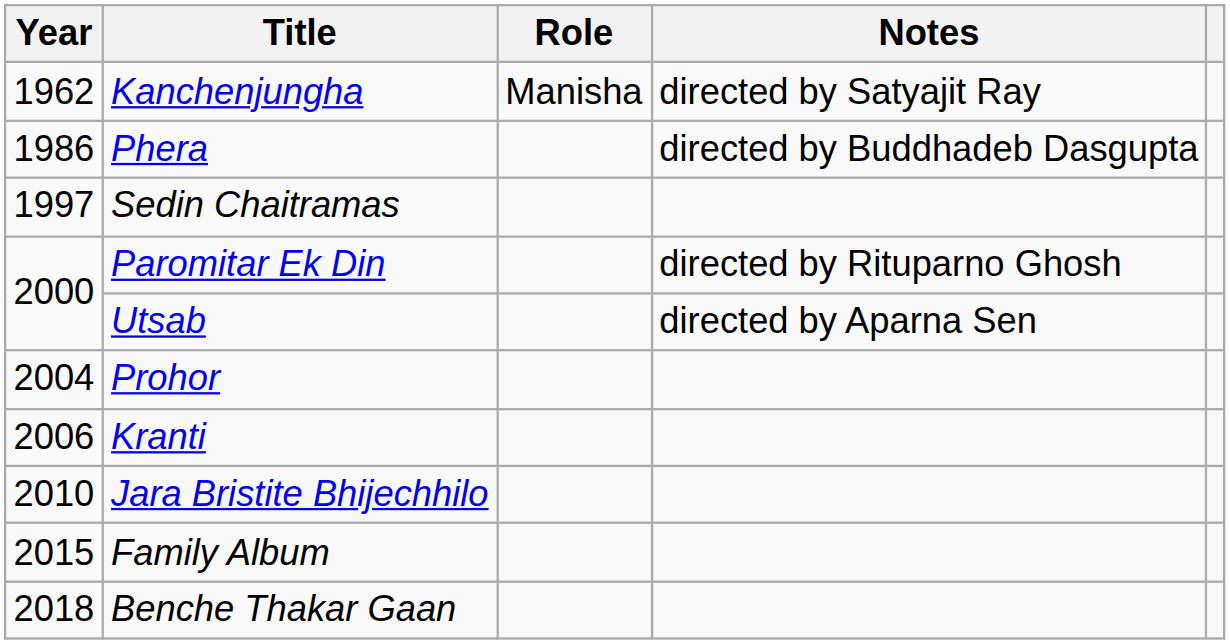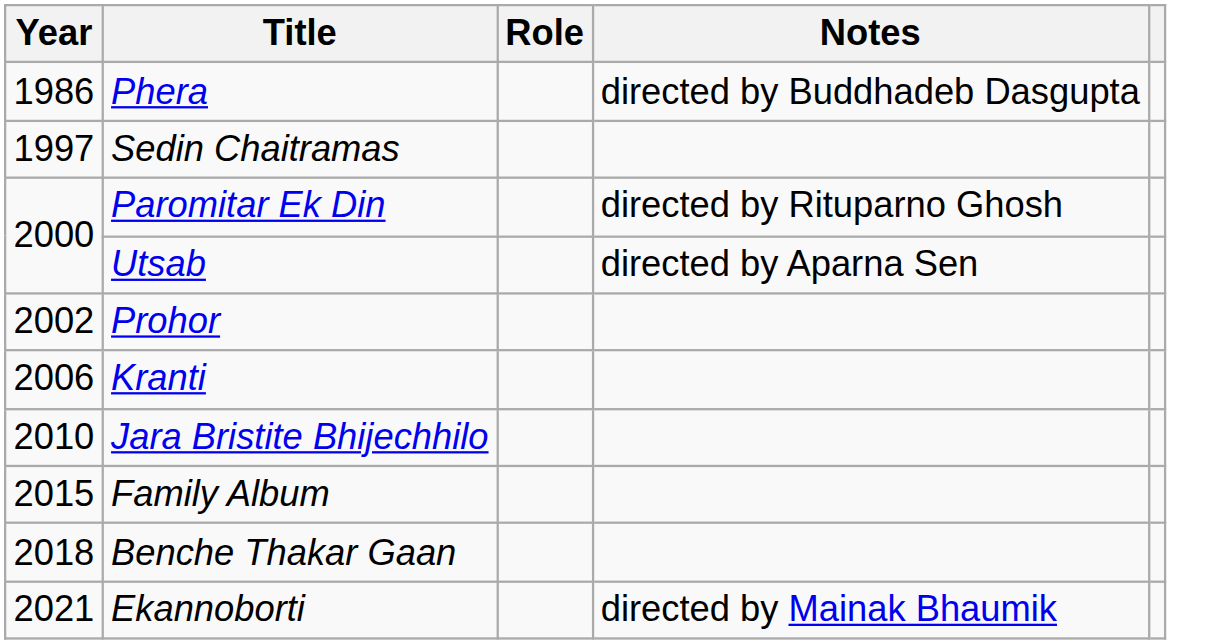- row: (237, 90)
(54, 378) 2004 -> (54, 321) 2002
+ row: (208, 609)
